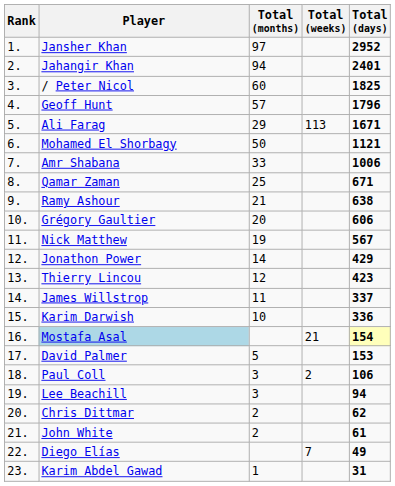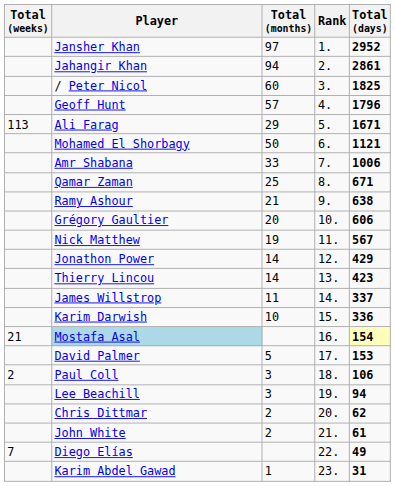columns swapped: (22, 21) <-> (326, 21)
(366, 66) 2401 -> (366, 66) 2861
(259, 278) 12 -> (272, 278) 14
